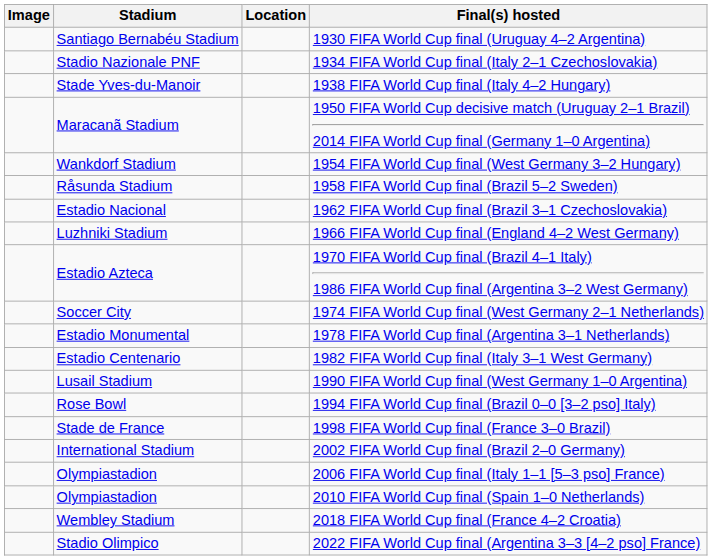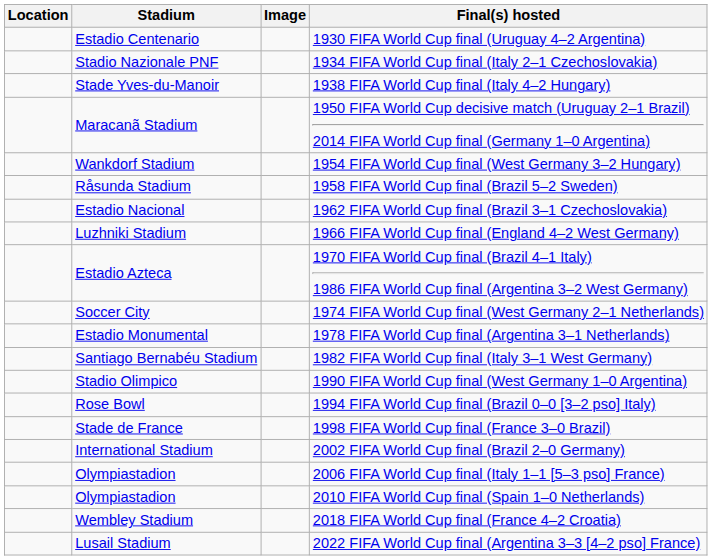columns swapped: (29, 16) <-> (276, 16)
(148, 39) Santiago Bernabéu Stadium -> (137, 39) Estadio Centenario
(119, 358) Estadio Centenario -> (166, 358) Santiago Bernabéu Stadium
(104, 381) Lusail Stadium -> (126, 381) Stadio Olimpico
(108, 543) Stadio Olimpico -> (123, 543) Lusail Stadium
